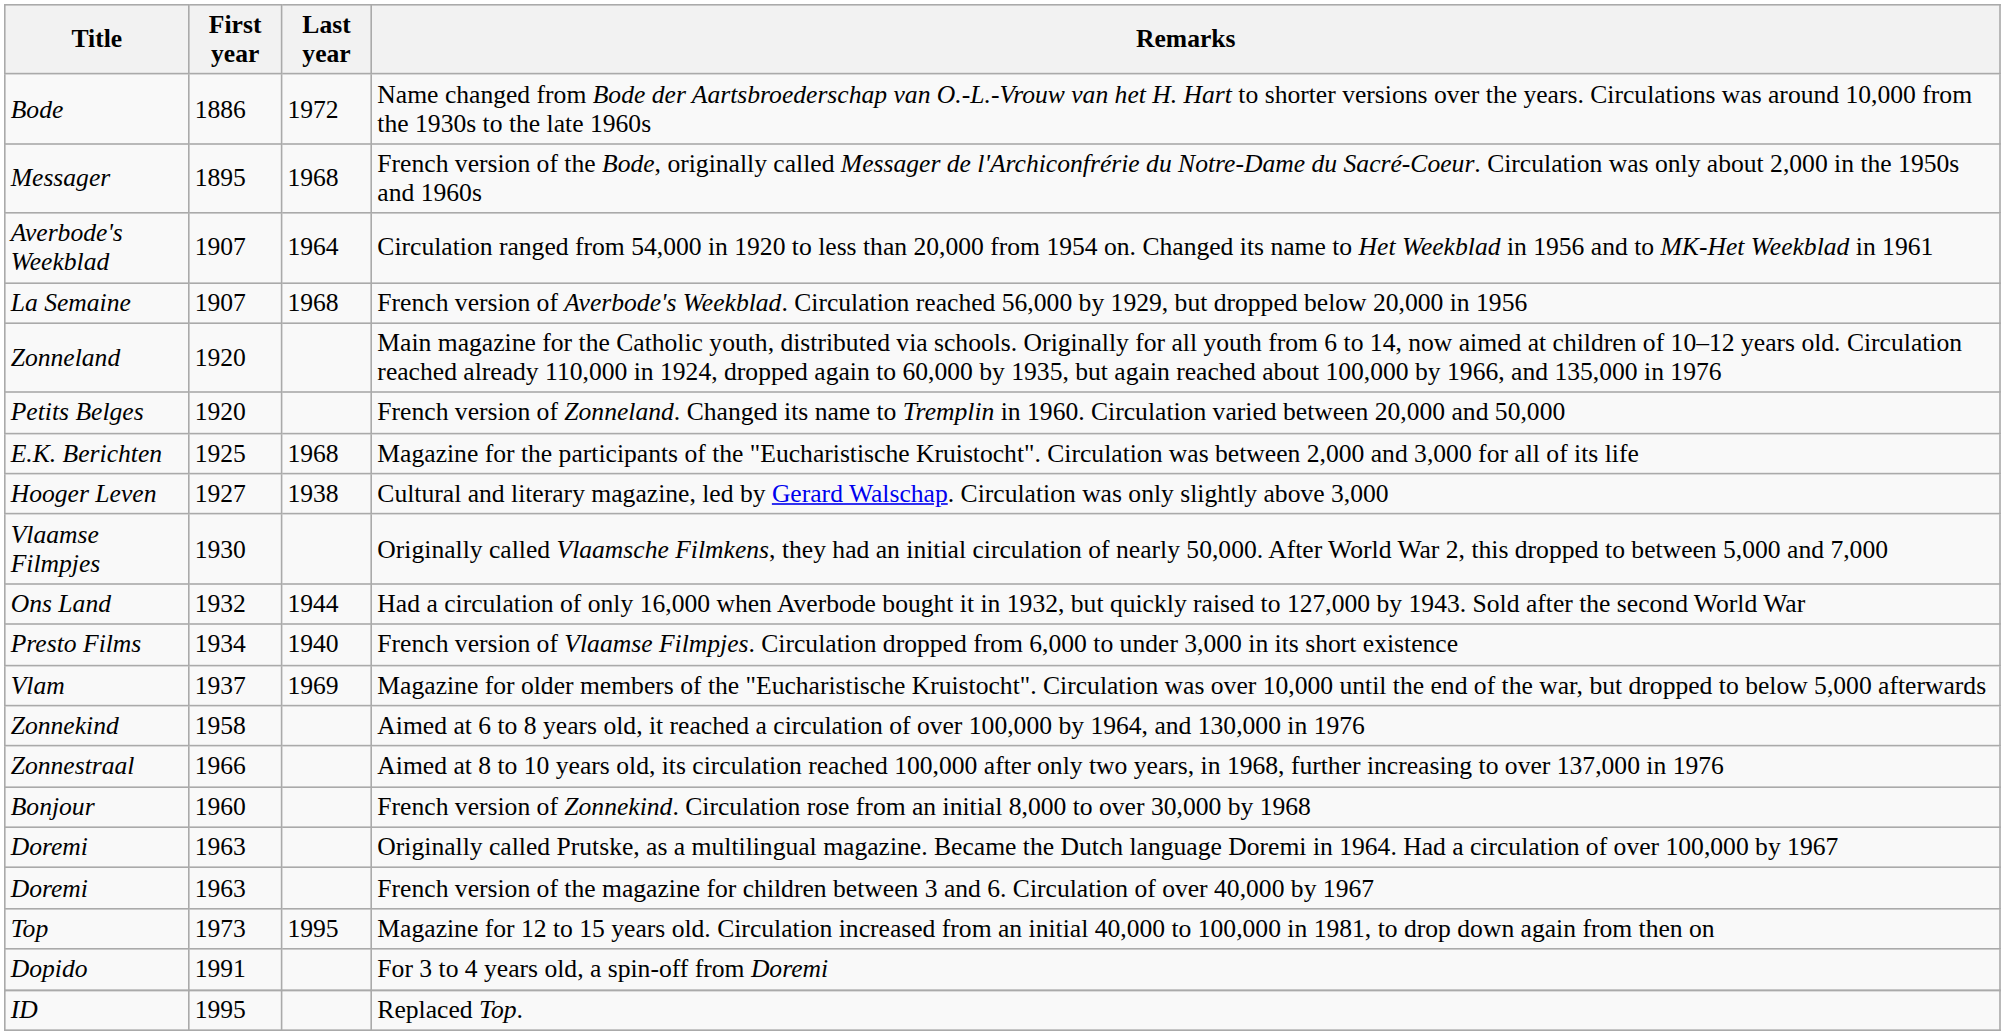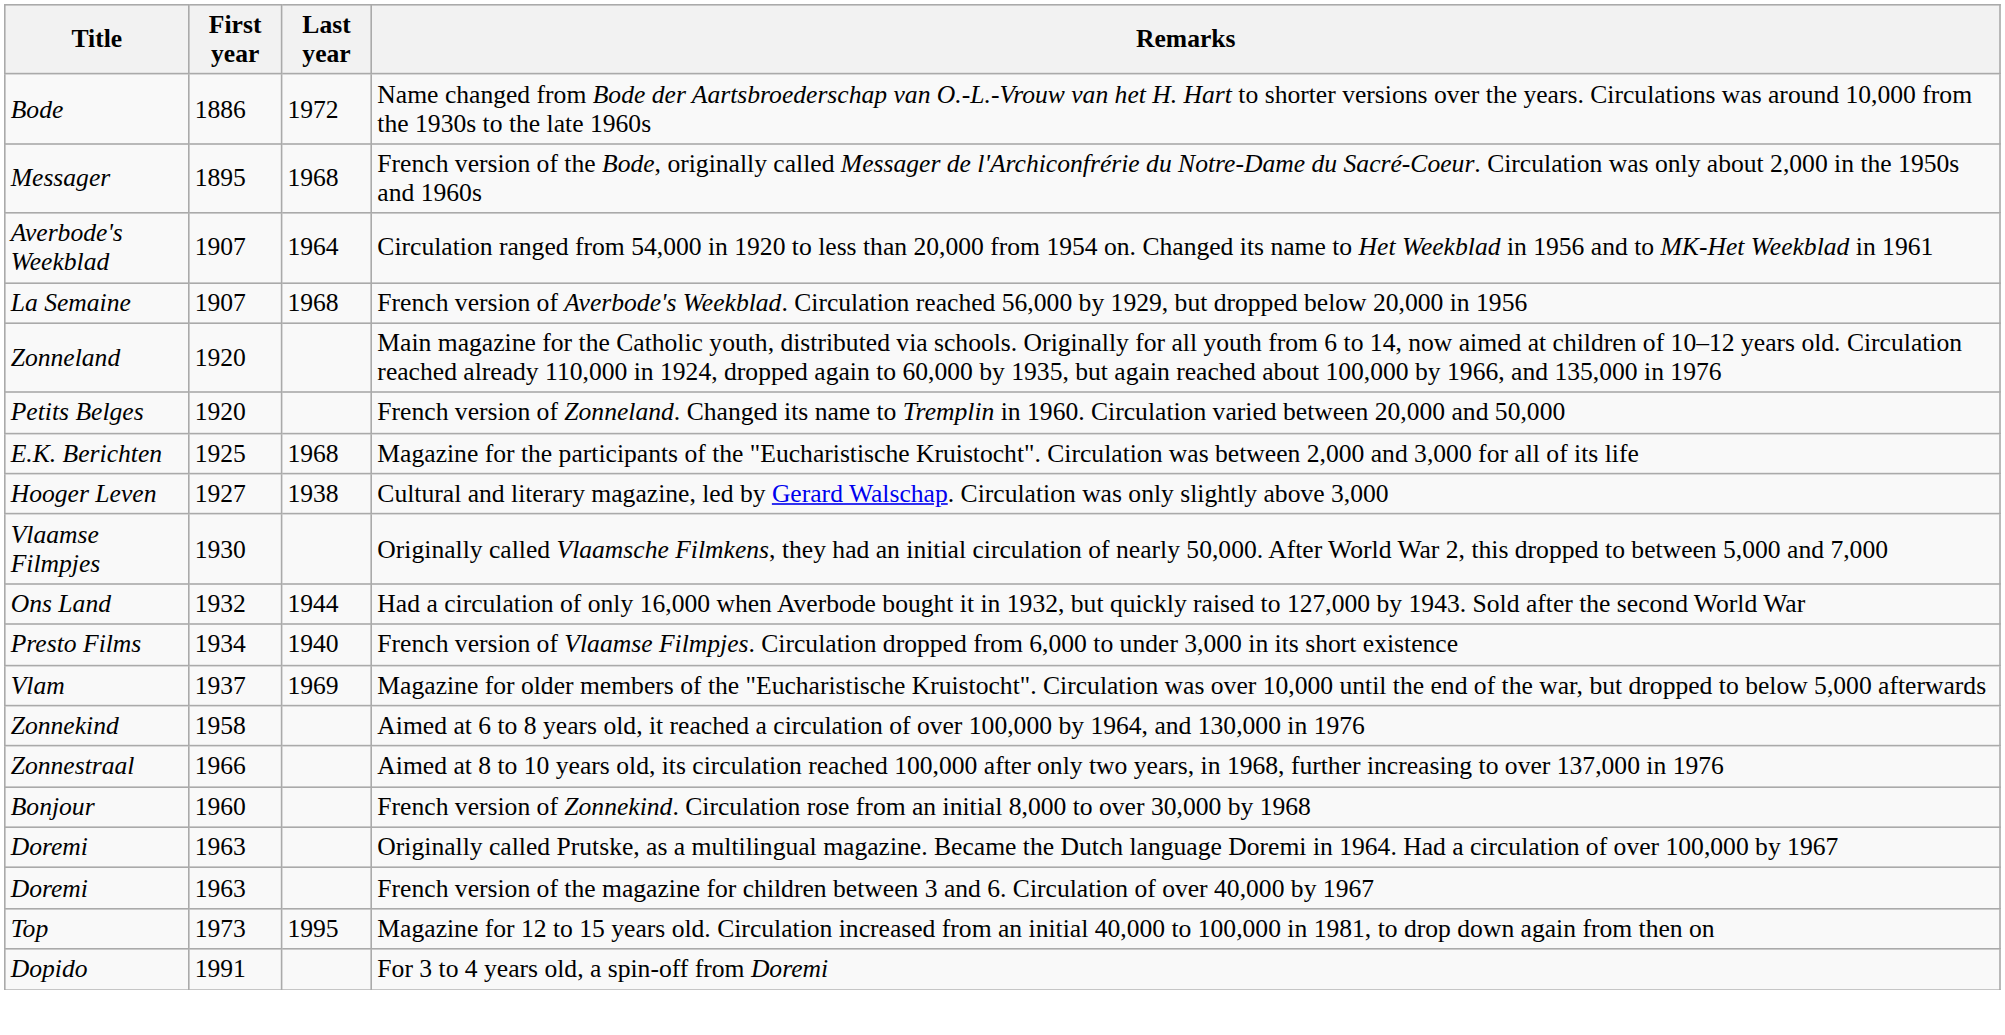- row: (450, 1009)
